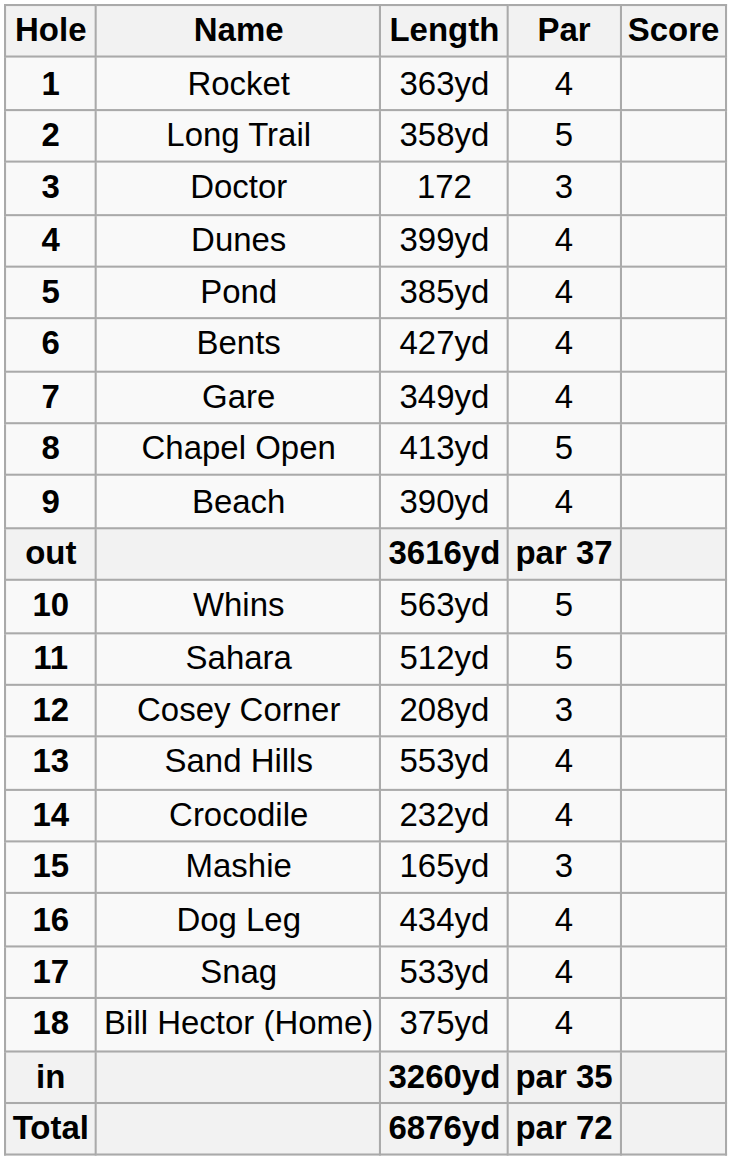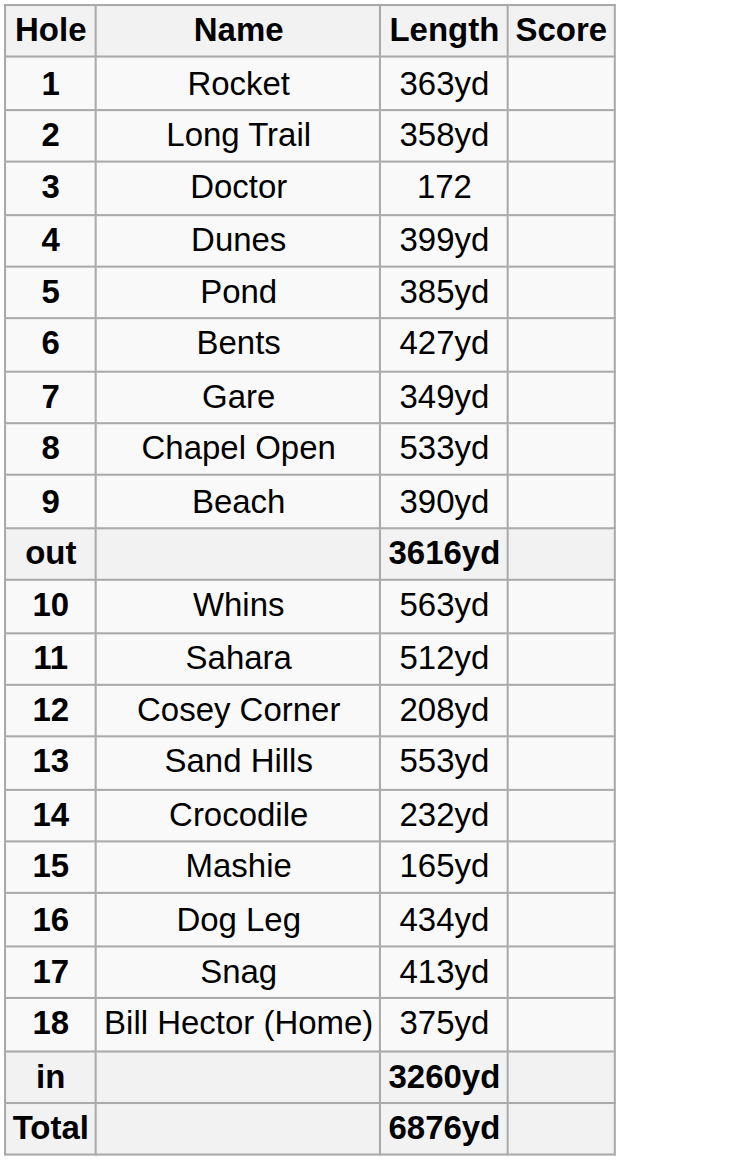- column: (564, 30)
(444, 448) 413yd -> (444, 448) 533yd
(444, 971) 533yd -> (444, 971) 413yd
